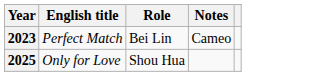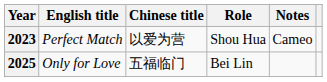+ column: (166, 15)
(150, 37) Bei Lin -> (238, 39) Shou Hua
(157, 60) Shou Hua -> (231, 64) Bei Lin
